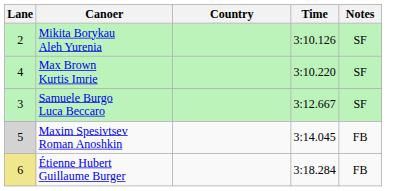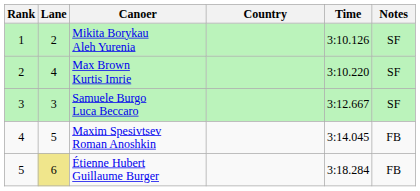+ column: (21, 14)
(20, 137) lightgrey background -> (54, 137) no background
